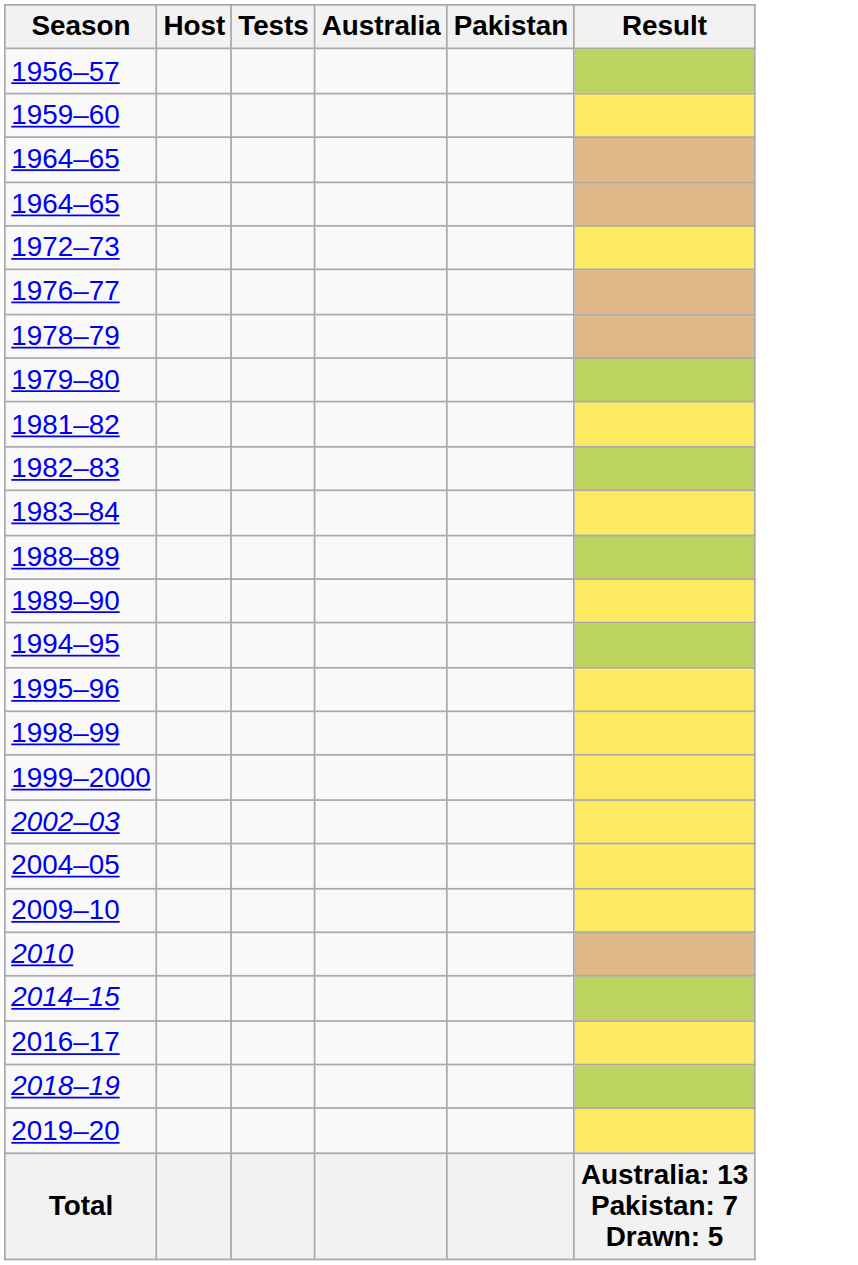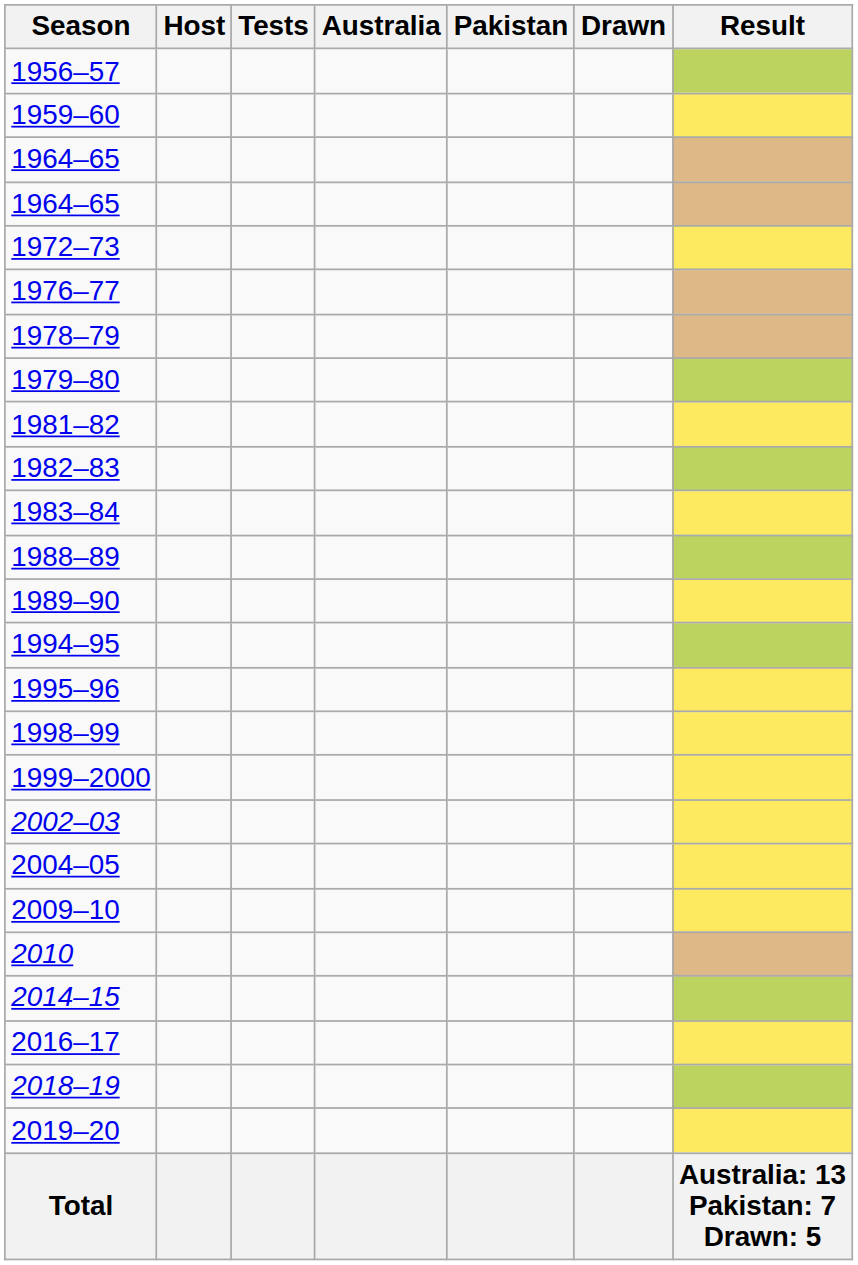+ column: (624, 26)
